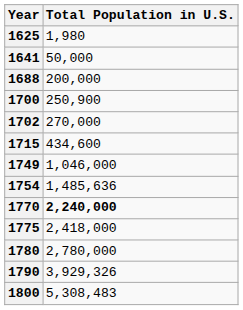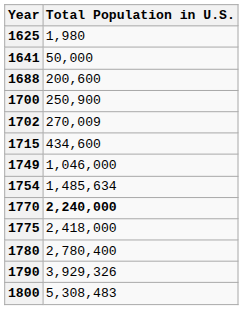(73, 80) 200,000 -> (73, 80) 200,600
(73, 122) 270,000 -> (73, 122) 270,009
(81, 187) 1,485,636 -> (81, 187) 1,485,634
(81, 251) 2,780,000 -> (81, 251) 2,780,400
